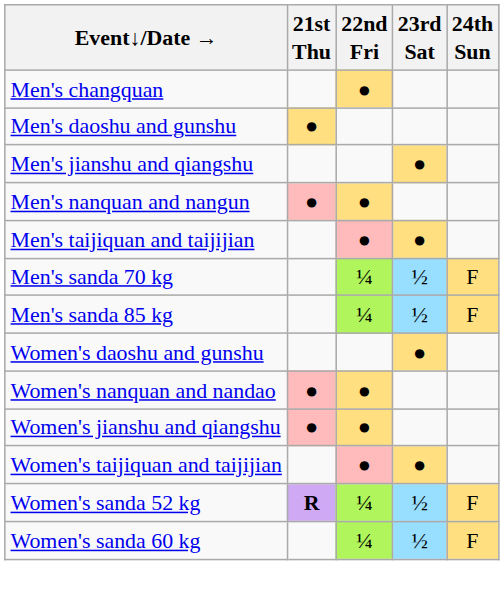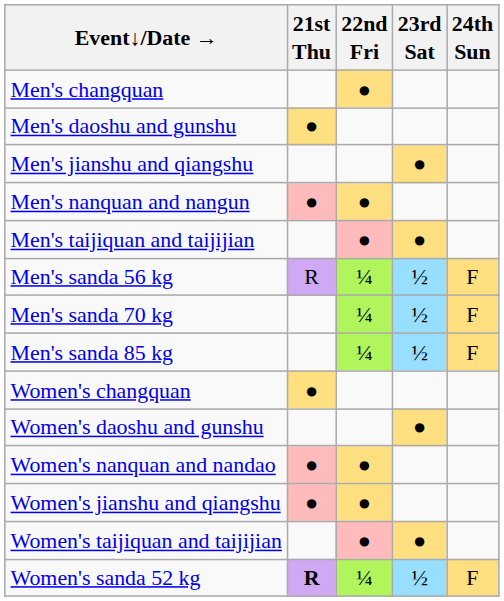+ row: (92, 277)
+ row: (101, 390)
- row: (105, 540)
